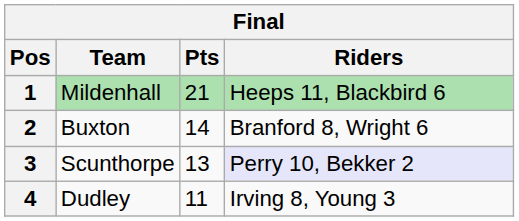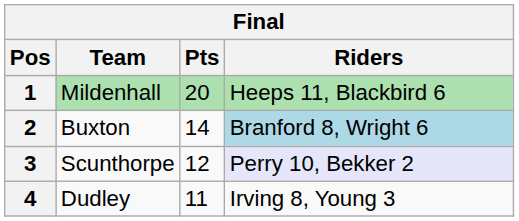(197, 92) 21 -> (197, 92) 20
(329, 127) no background -> (329, 127) lightblue background
(197, 163) 13 -> (197, 163) 12
